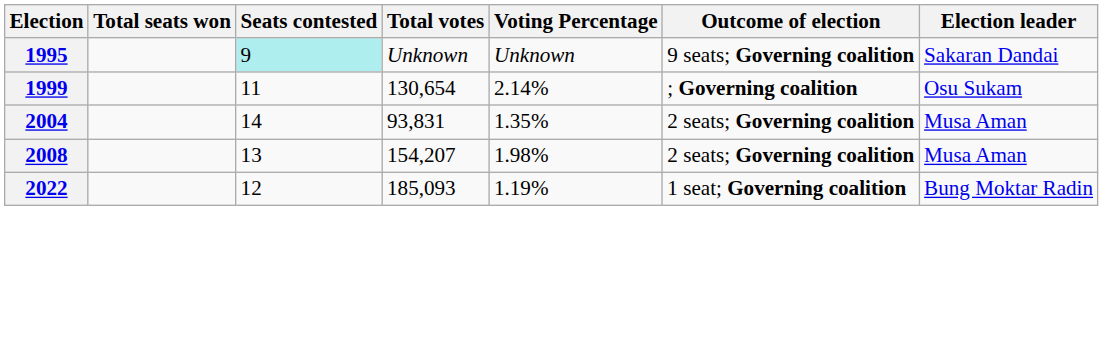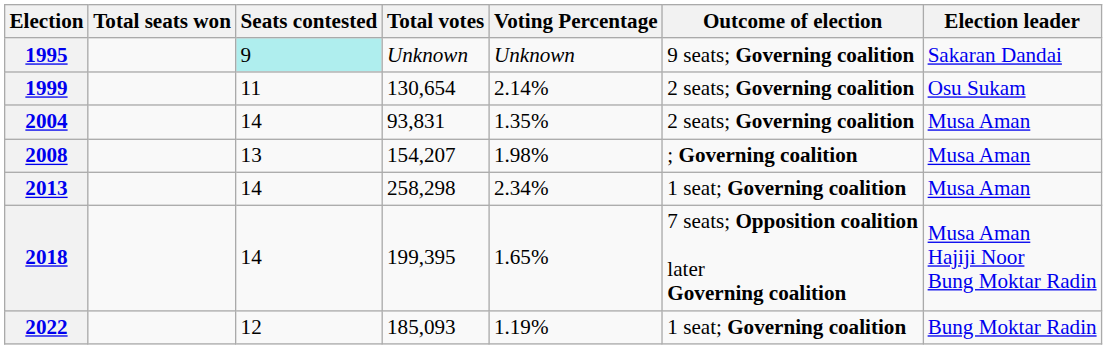(762, 88) ; Governing coalition -> (791, 88) 2 seats; Governing coalition
(791, 155) 2 seats; Governing coalition -> (762, 155) ; Governing coalition
+ row: (46, 188)
+ row: (46, 257)
